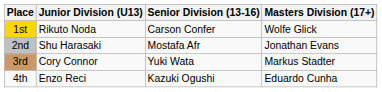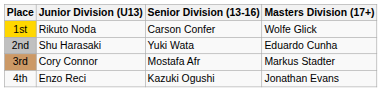(174, 45) Mostafa Afr -> (171, 45) Yuki Wata
(302, 45) Jonathan Evans -> (301, 45) Eduardo Cunha
(171, 62) Yuki Wata -> (174, 62) Mostafa Afr
(301, 78) Eduardo Cunha -> (302, 78) Jonathan Evans
